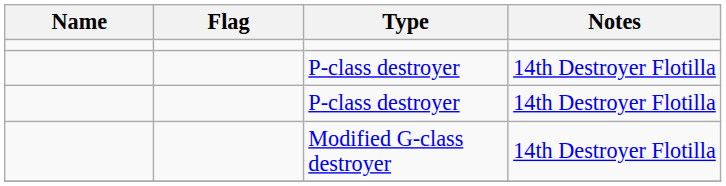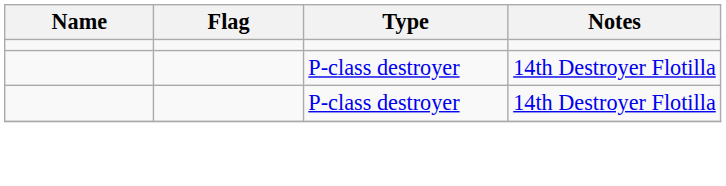- row: (386, 150)
